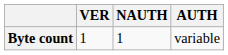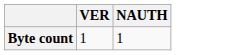- column: (197, 15)
